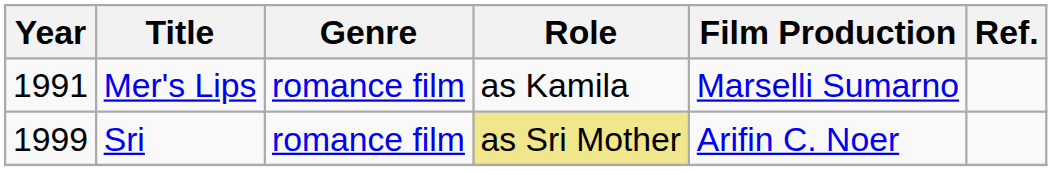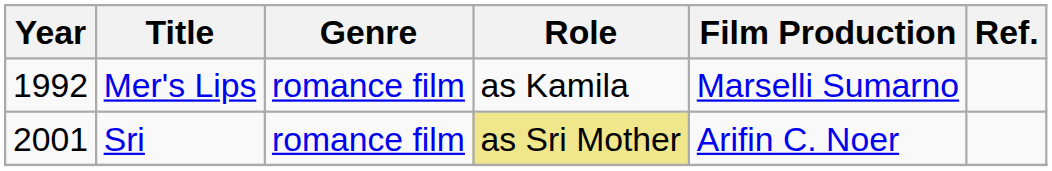(50, 85) 1991 -> (50, 85) 1992
(50, 139) 1999 -> (50, 139) 2001
